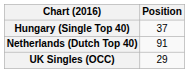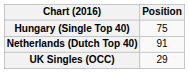(162, 28) 37 -> (162, 28) 75
